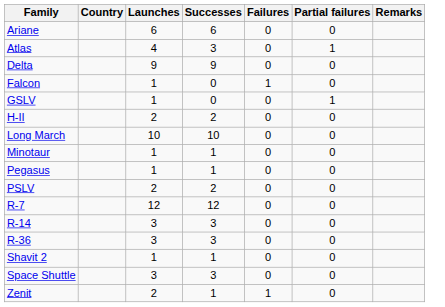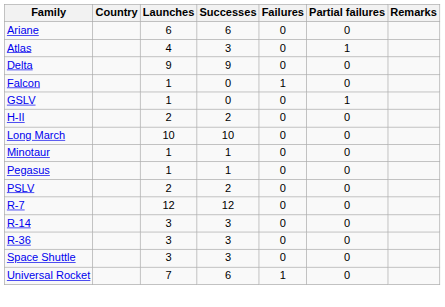- row: (27, 258)
+ row: (49, 275)
- row: (19, 293)
